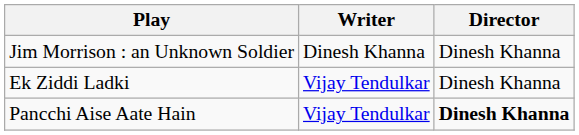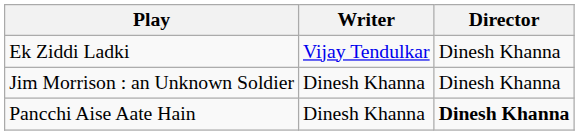rows swapped: (152, 51) <-> (69, 82)
(366, 113) Vijay Tendulkar -> (364, 113) Dinesh Khanna
